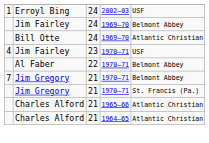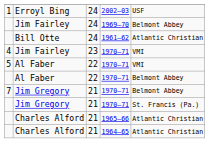(115, 38) 1969–70 -> (115, 38) 1961–62
(138, 51) USF -> (138, 51) VMI
+ row: (9, 64)
